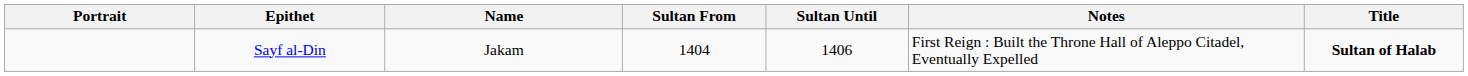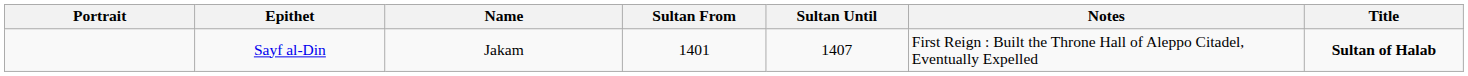(694, 50) 1404 -> (694, 50) 1401
(837, 50) 1406 -> (837, 50) 1407
